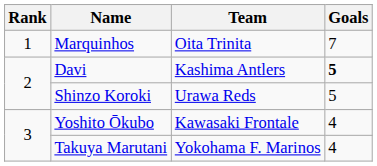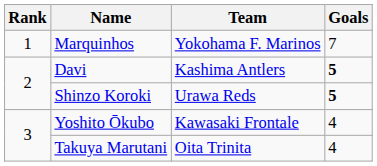(213, 43) Oita Trinita -> (248, 43) Yokohama F. Marinos
(332, 95) normal -> (332, 95) bold
(248, 148) Yokohama F. Marinos -> (213, 148) Oita Trinita
